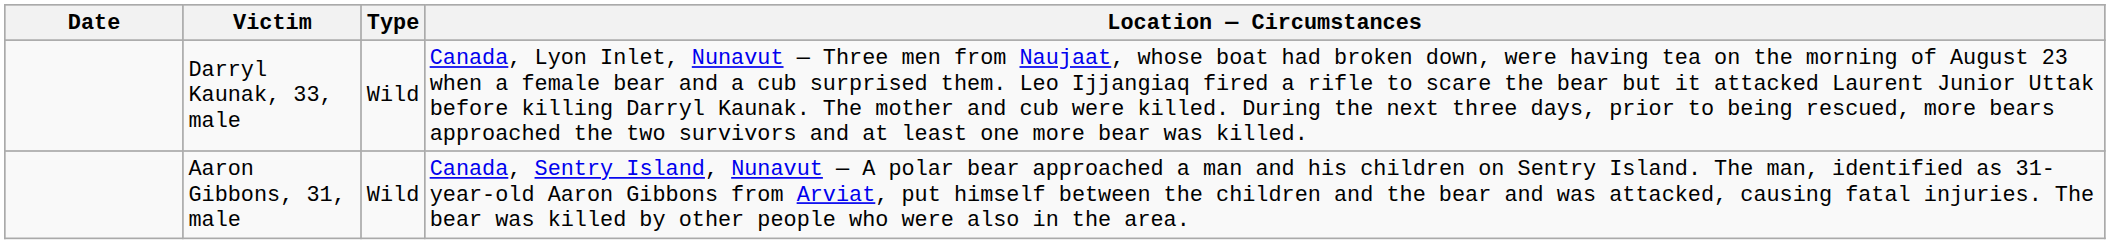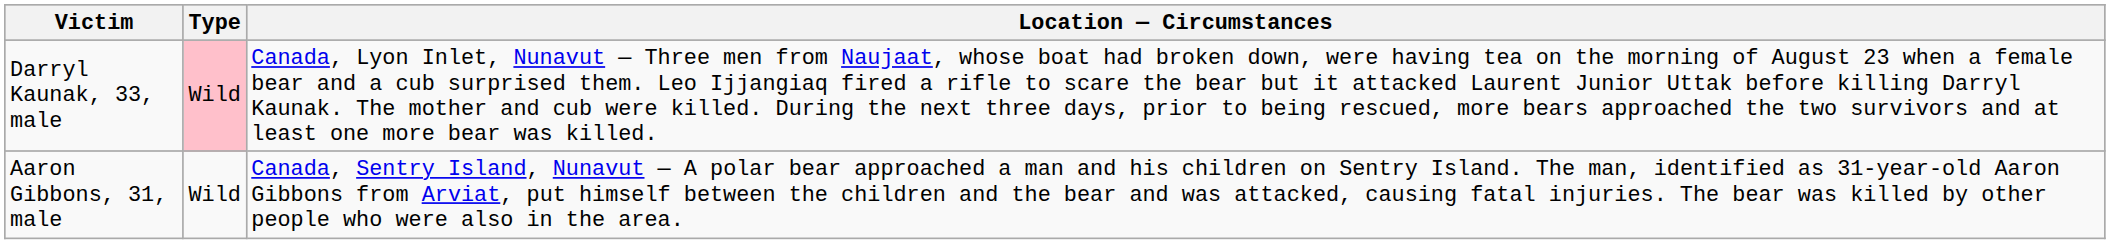- column: (94, 23)
(393, 96) no background -> (215, 96) pink background
